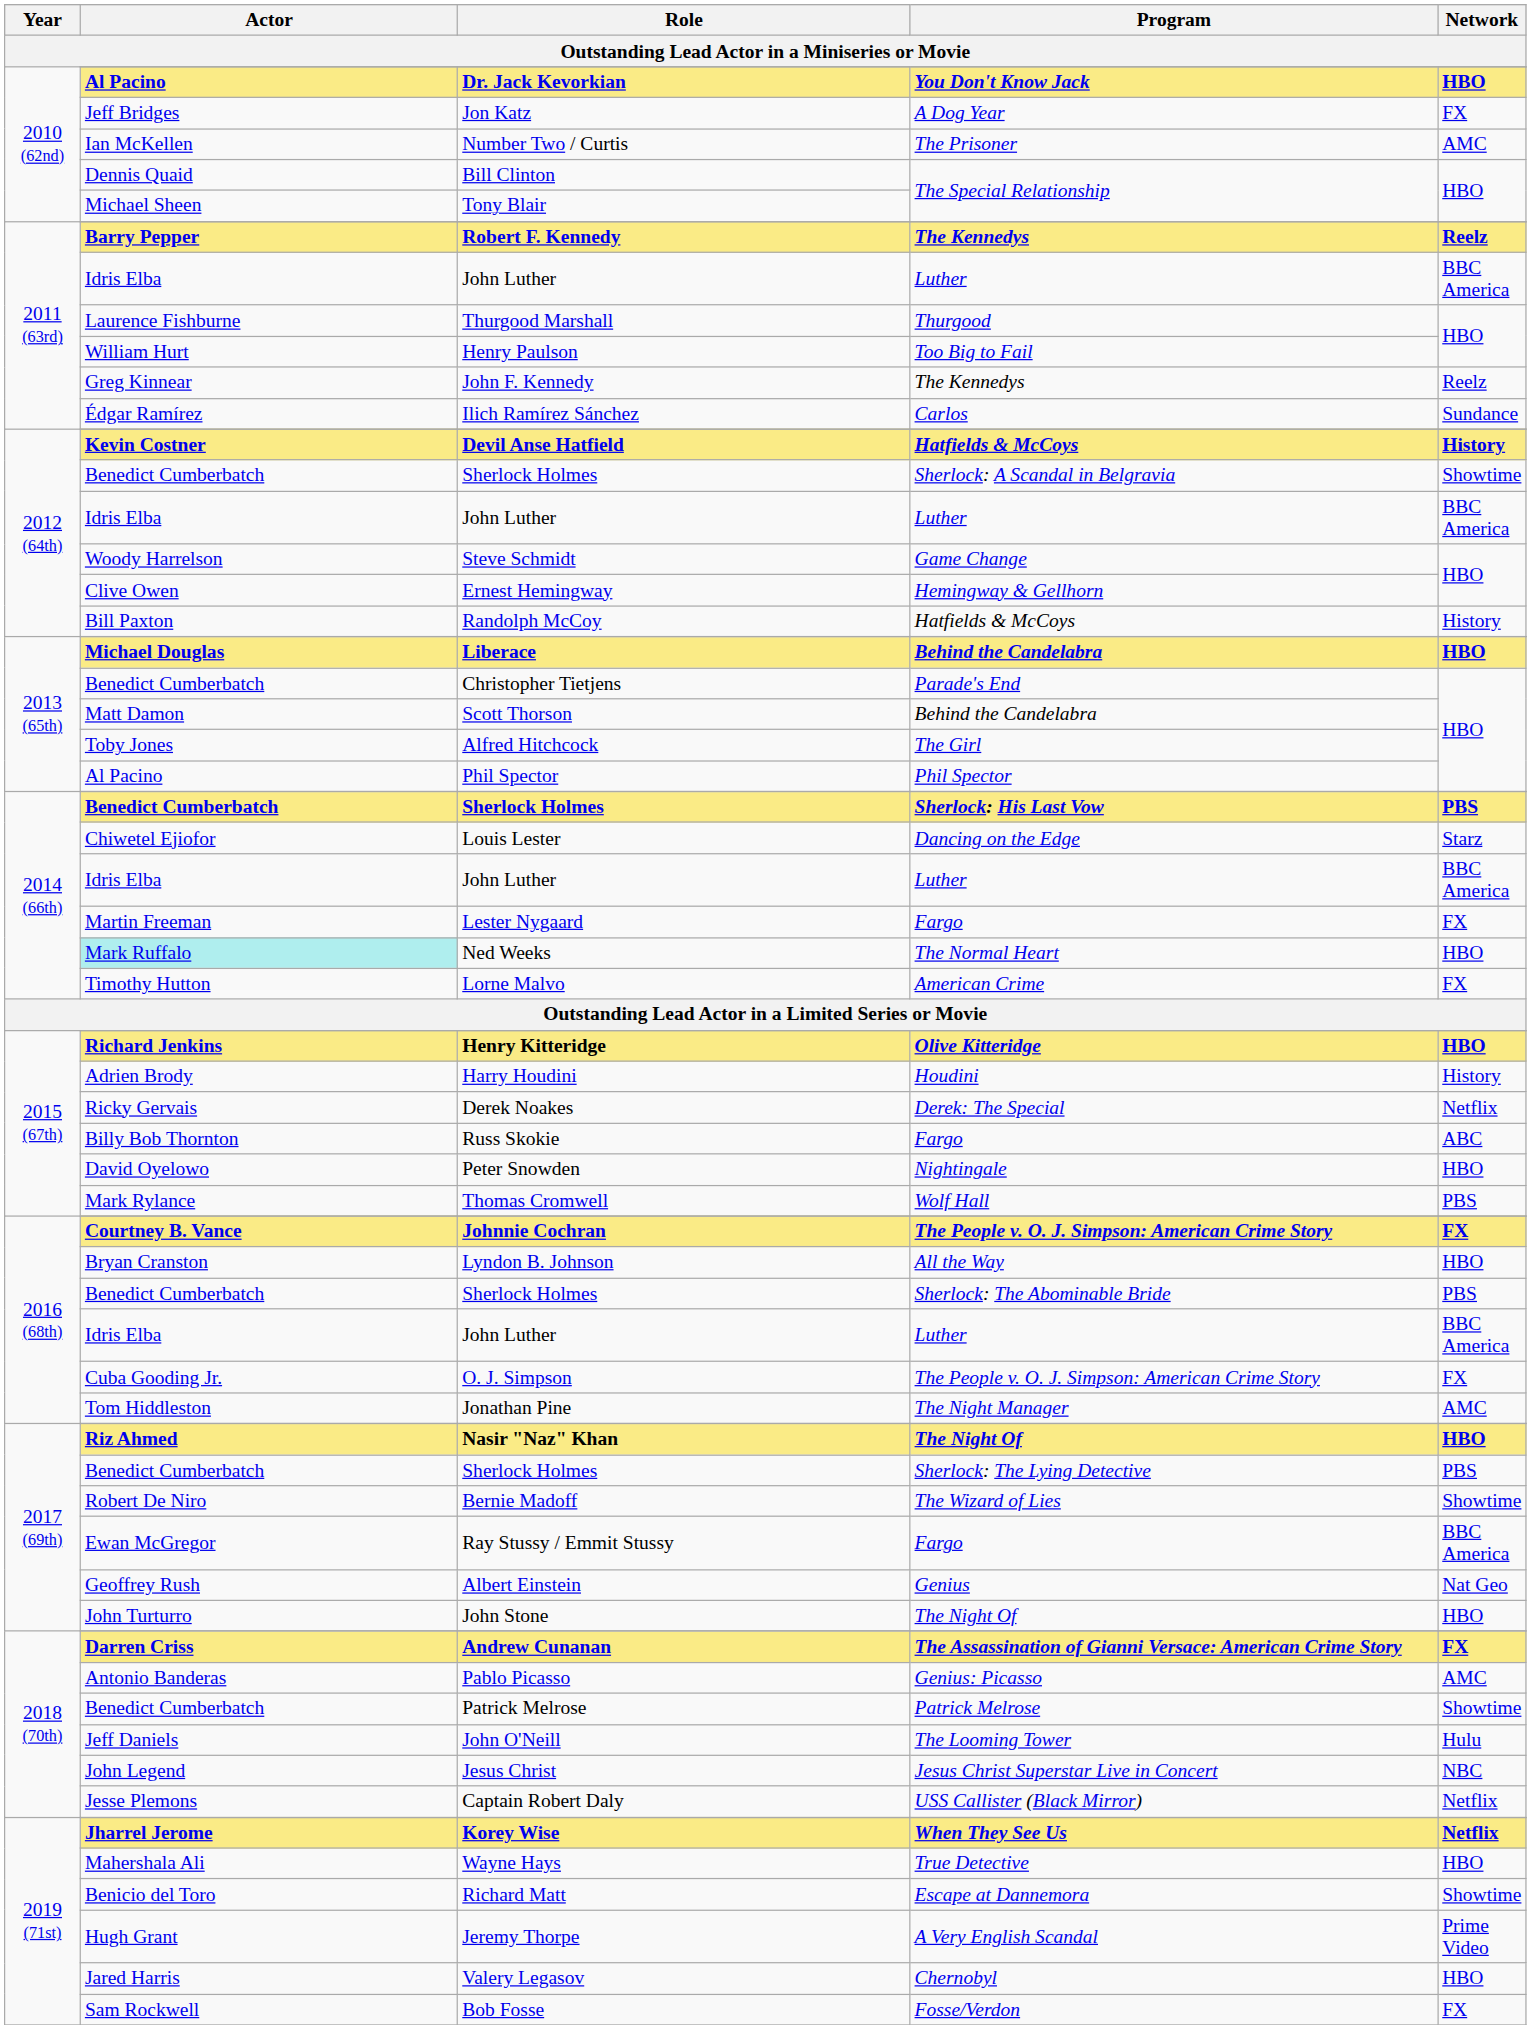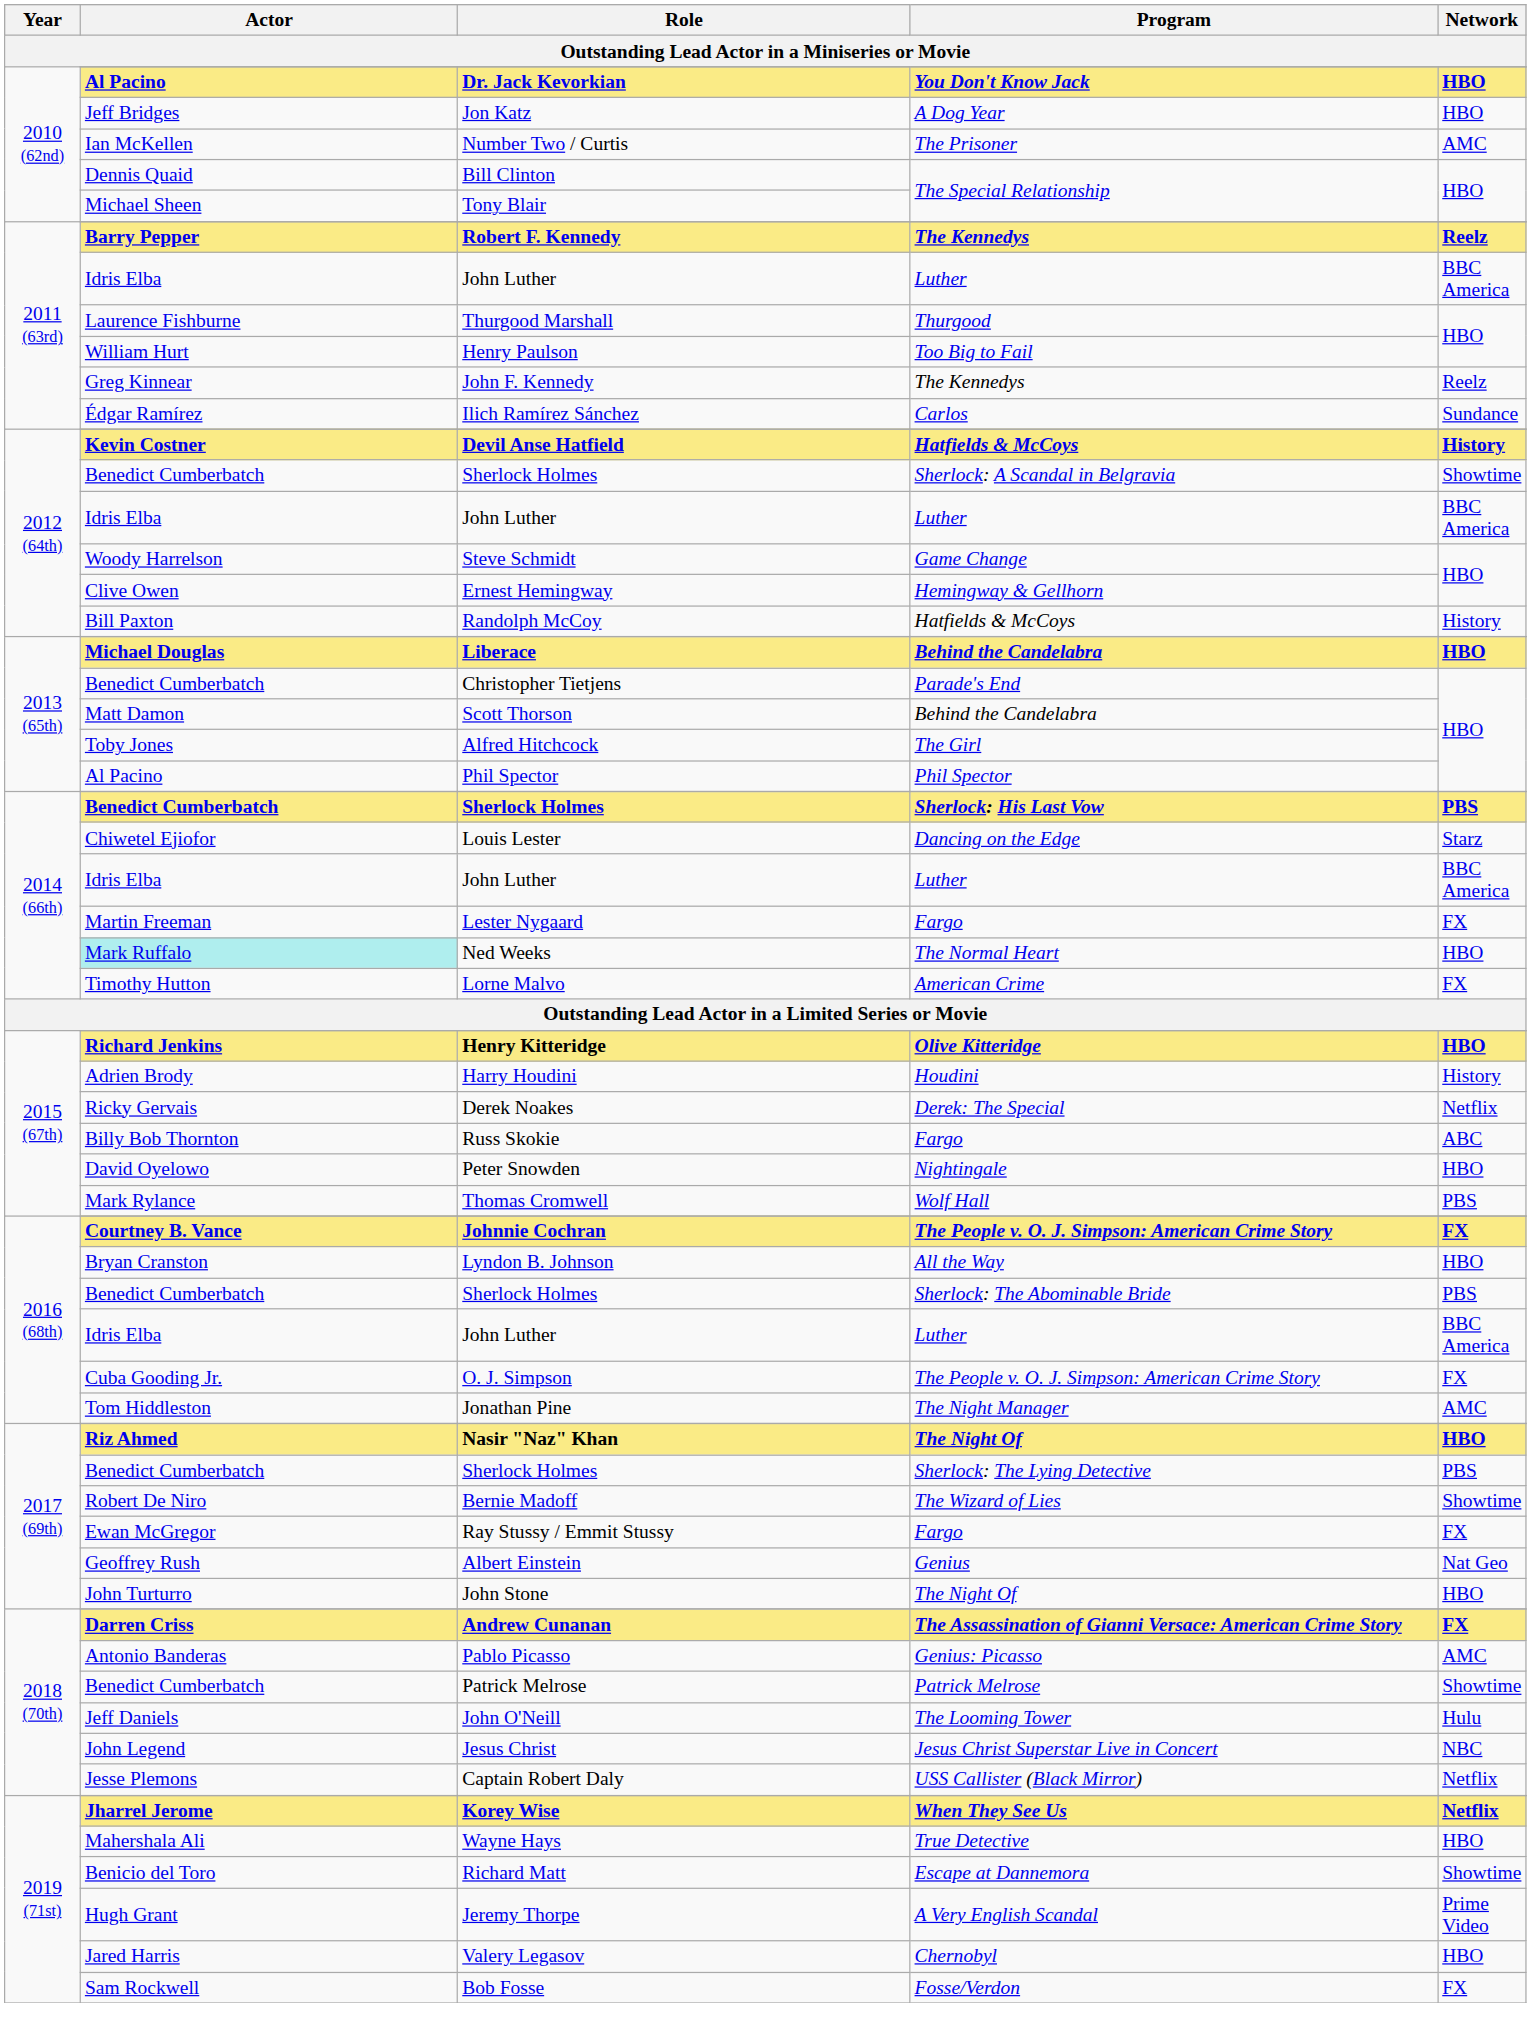(1455, 112) FX -> (1463, 112) HBO
(1476, 1542) BBC America -> (1455, 1531) FX
